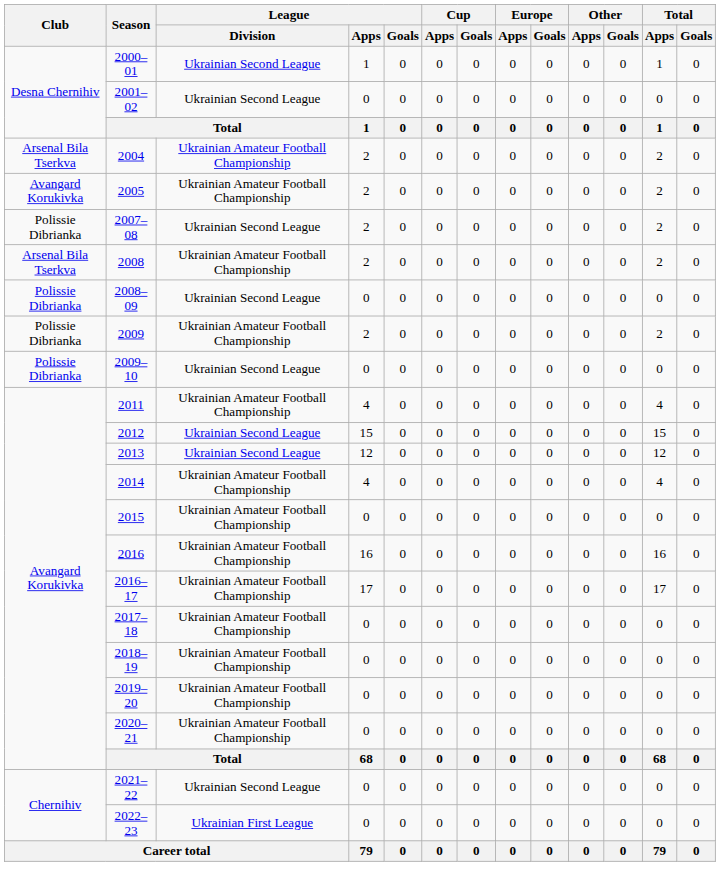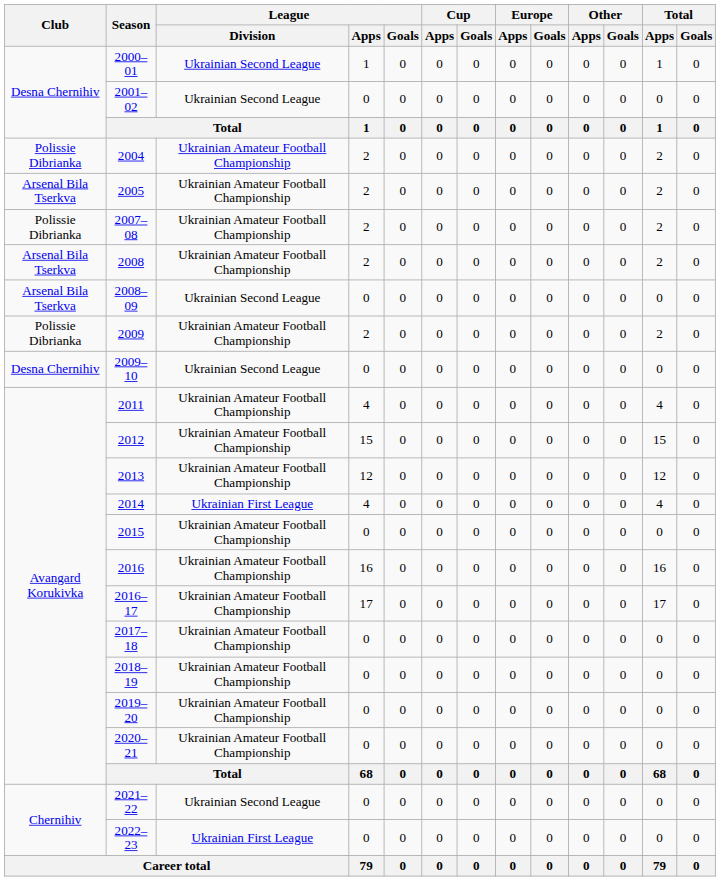(55, 155) Arsenal Bila Tserkva -> (55, 155) Polissie Dibrianka
(55, 191) Avangard Korukivka -> (55, 191) Arsenal Bila Tserkva
(252, 226) Ukrainian Second League -> (252, 226) Ukrainian Amateur Football Championship
(55, 298) Polissie Dibrianka -> (55, 298) Arsenal Bila Tserkva
(55, 369) Polissie Dibrianka -> (55, 369) Desna Chernihiv
(252, 433) Ukrainian Second League -> (252, 440) Ukrainian Amateur Football Championship
(252, 453) Ukrainian Second League -> (252, 475) Ukrainian Amateur Football Championship
(252, 481) Ukrainian Amateur Football Championship -> (252, 504) Ukrainian First League
